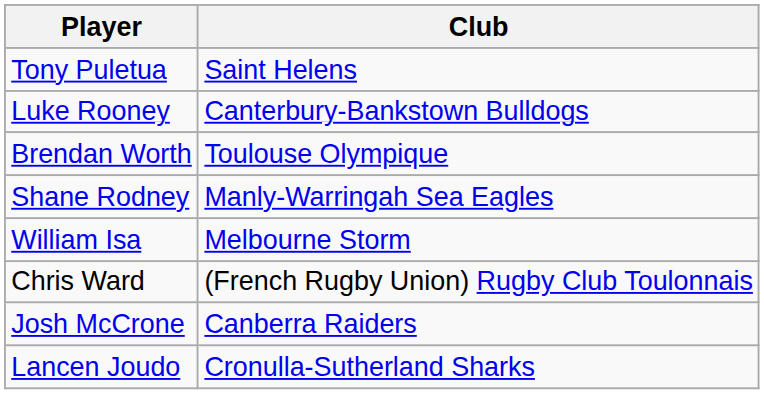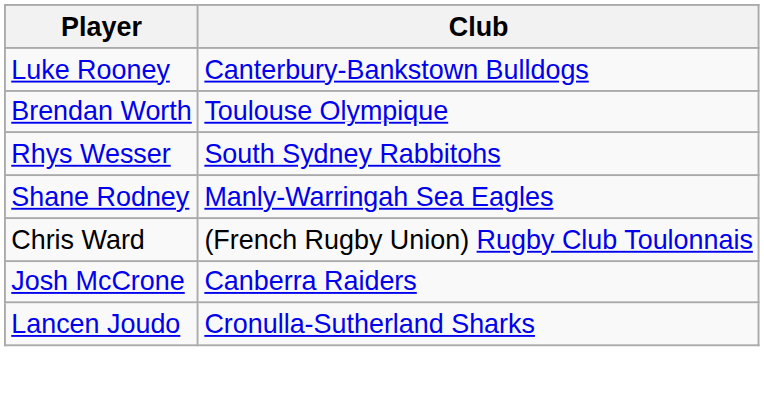- row: (89, 69)
+ row: (91, 154)
- row: (76, 239)
